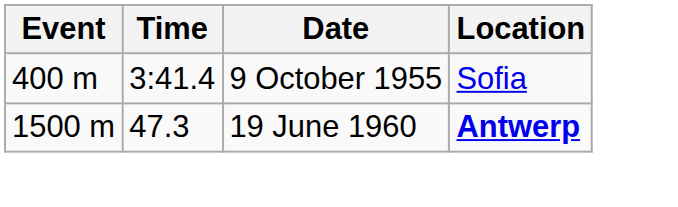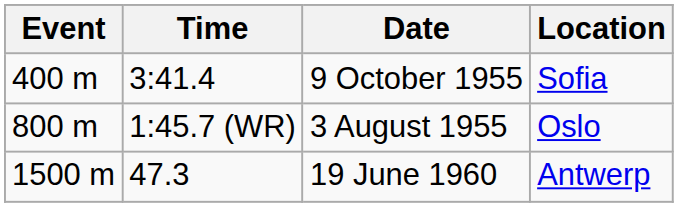+ row: (409, 126)
(518, 126) bold -> (594, 175) normal
